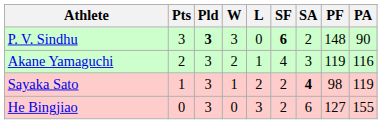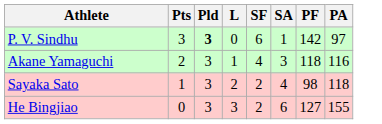- column: (234, 15)
(283, 38) bold -> (259, 38) normal
(308, 38) 2 -> (284, 38) 1
(335, 38) 148 -> (310, 38) 142
(363, 38) 90 -> (339, 38) 97
(335, 61) 119 -> (310, 61) 118
(308, 84) bold -> (284, 84) normal
(363, 84) 119 -> (339, 84) 118
